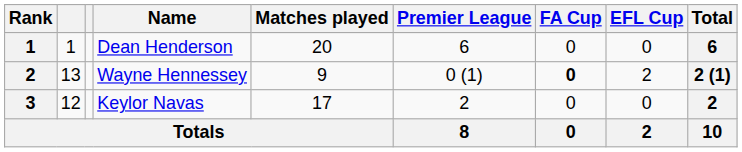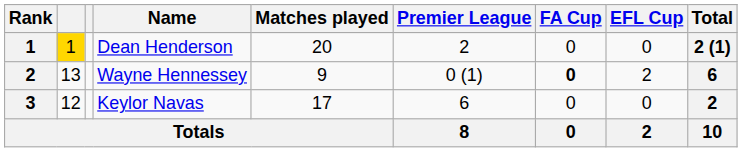(71, 47) no background -> (71, 47) gold background
(464, 47) 6 -> (464, 47) 2
(712, 47) 6 -> (712, 47) 2 (1)
(712, 75) 2 (1) -> (712, 75) 6
(464, 103) 2 -> (464, 103) 6
